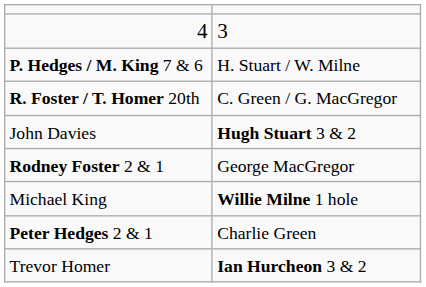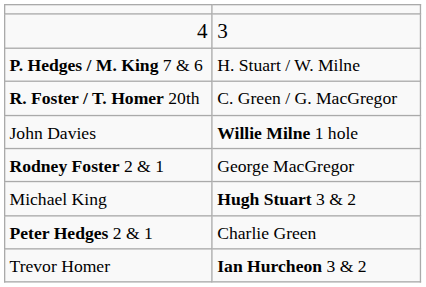(287, 132) Hugh Stuart 3 & 2 -> (288, 132) Willie Milne 1 hole
(288, 199) Willie Milne 1 hole -> (287, 199) Hugh Stuart 3 & 2
